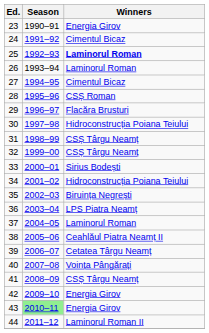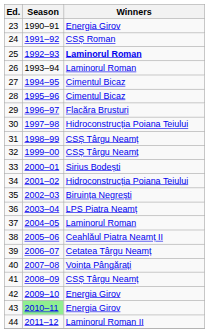(96, 40) Cimentul Bicaz -> (91, 40) CSȘ Roman
(91, 96) CSȘ Roman -> (96, 96) Cimentul Bicaz
